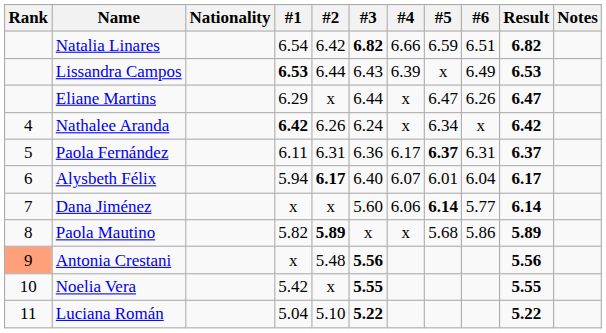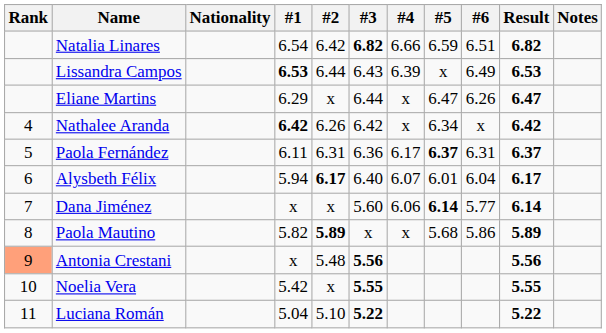(368, 125) 6.24 -> (368, 125) 6.42
